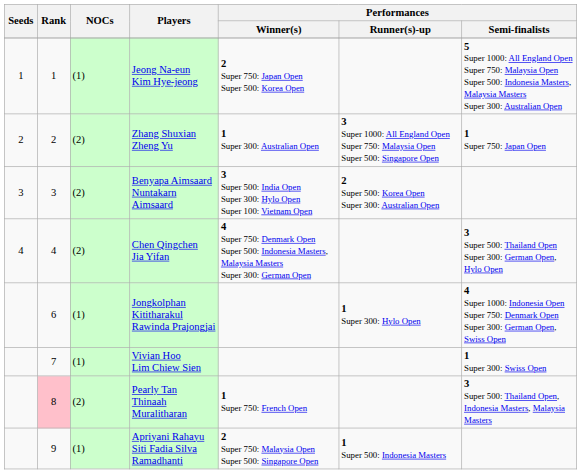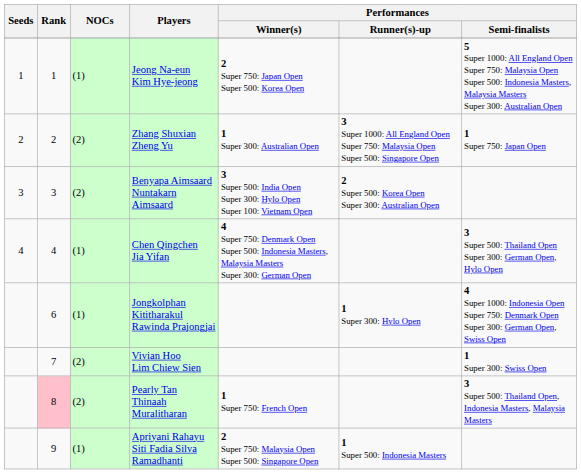(79, 251) (2) -> (79, 251) (1)
(79, 361) (1) -> (79, 361) (2)
